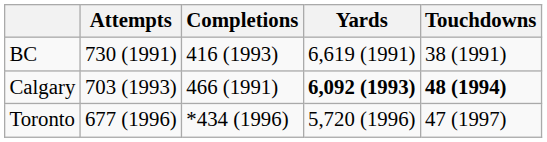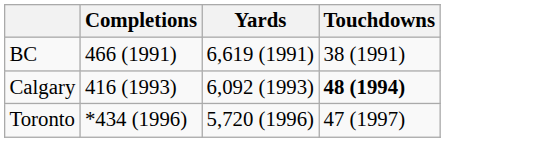- column: (131, 20)
(232, 53) 416 (1993) -> (131, 53) 466 (1991)
(232, 86) 466 (1991) -> (131, 86) 416 (1993)
(362, 86) bold -> (260, 86) normal
